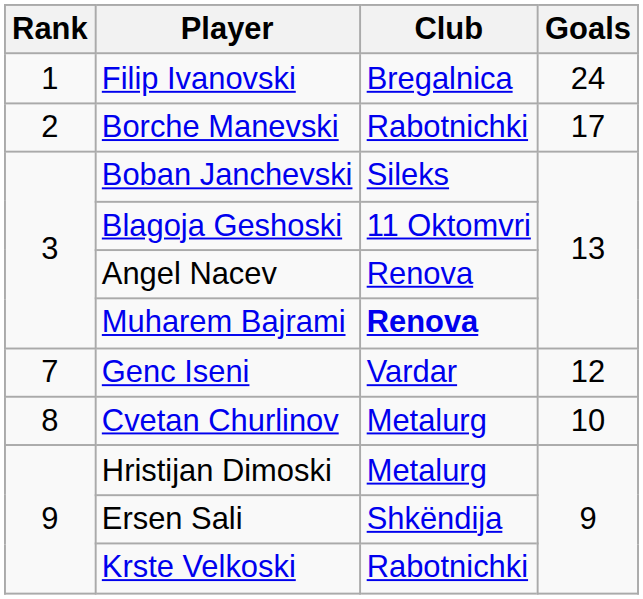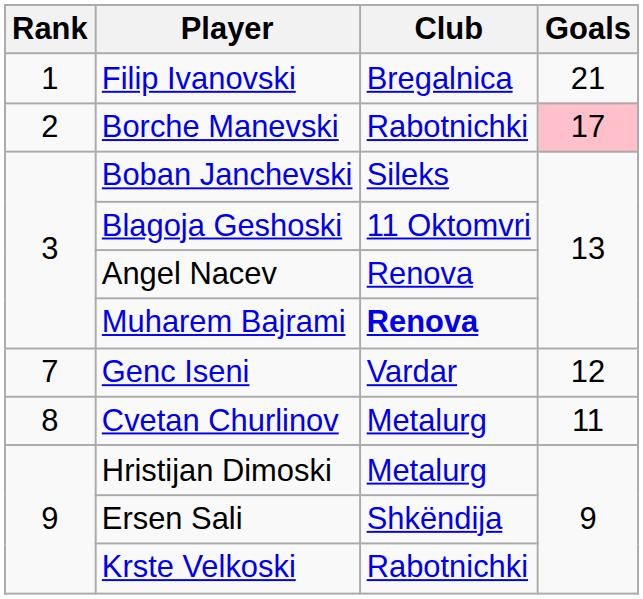(588, 77) 24 -> (588, 77) 21
(588, 126) no background -> (588, 126) pink background
(588, 420) 10 -> (588, 420) 11
